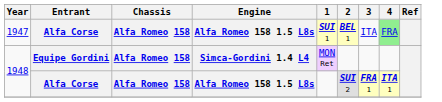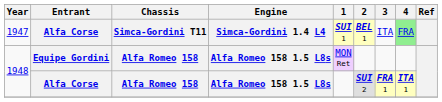(152, 32) Alfa Romeo 158 -> (160, 32) Simca-Gordini T11
(254, 32) Alfa Romeo 158 1.5 L8s -> (271, 32) Simca-Gordini 1.4 L4
(254, 58) Simca-Gordini 1.4 L4 -> (271, 58) Alfa Romeo 158 1.5 L8s
